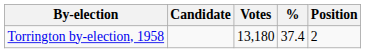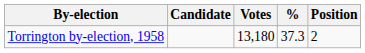(293, 36) 37.4 -> (293, 36) 37.3
